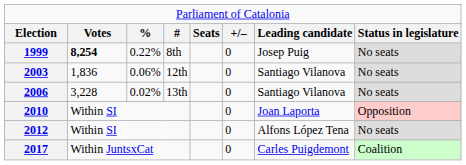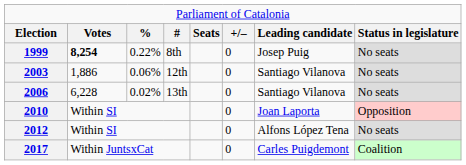(84, 71) 1,836 -> (84, 71) 1,886
(84, 91) 3,228 -> (84, 91) 6,228
